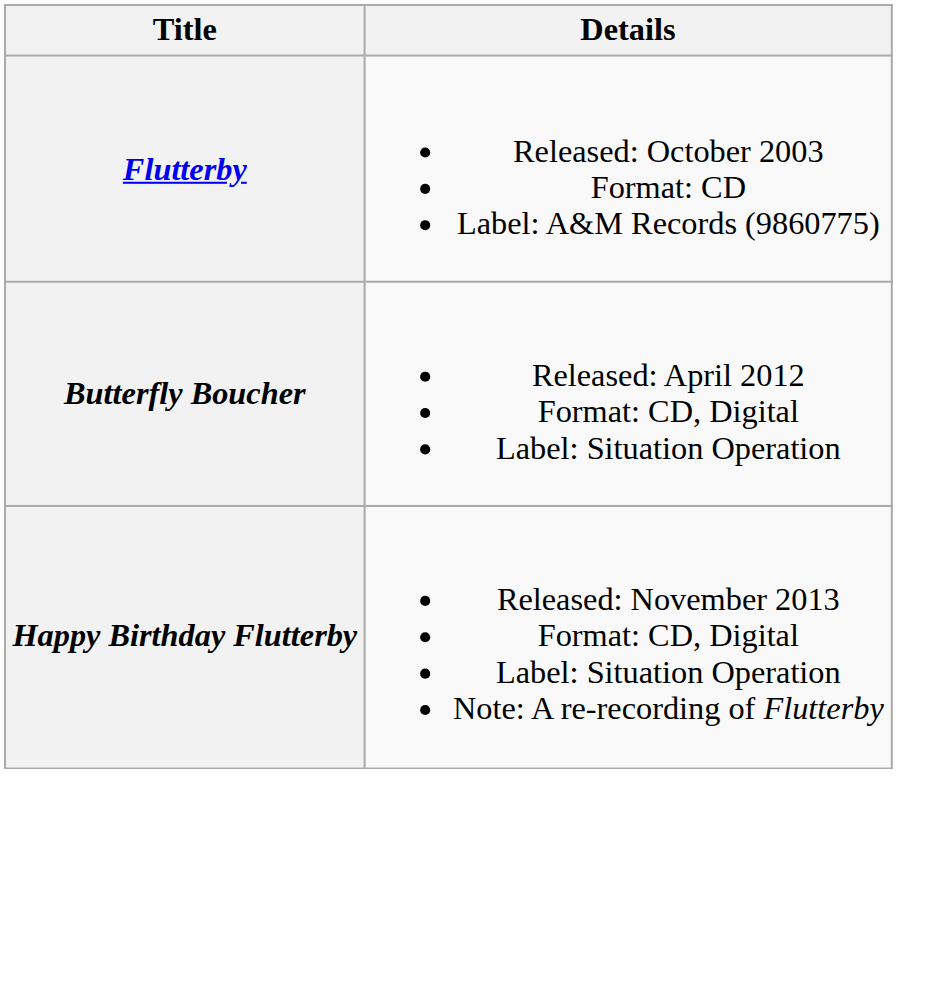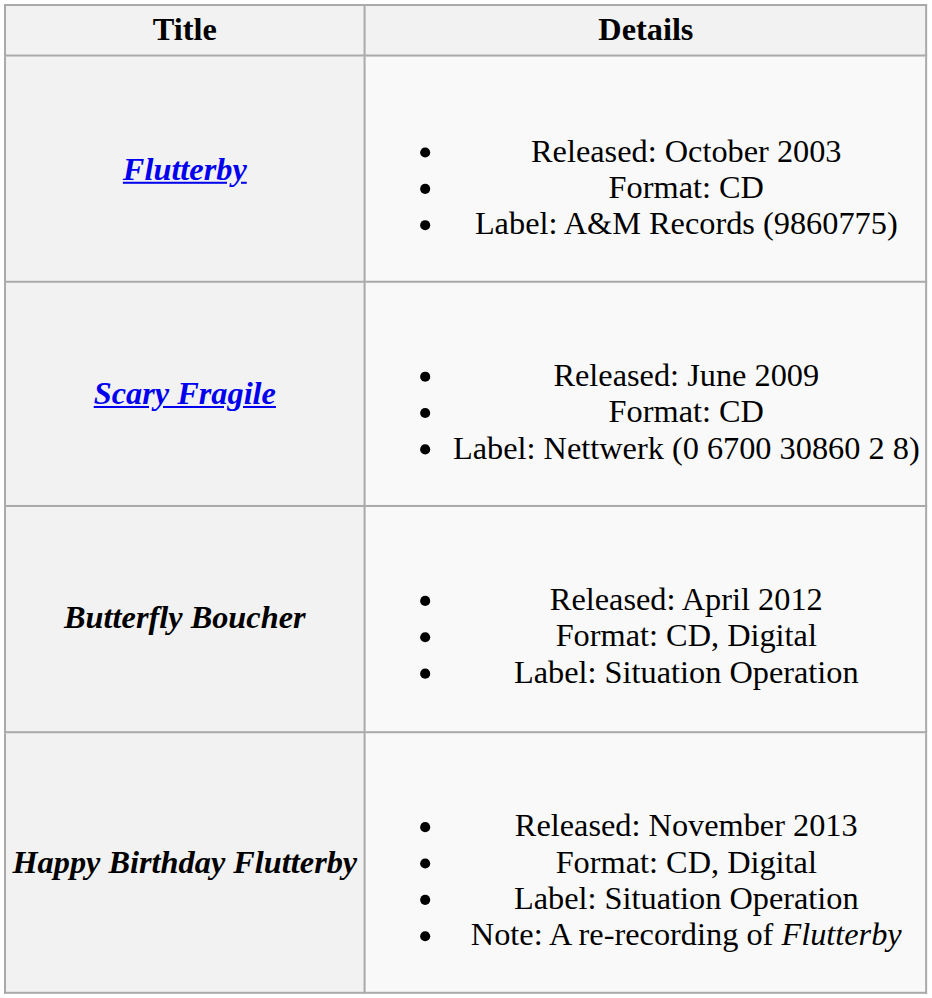+ row: (185, 393)
